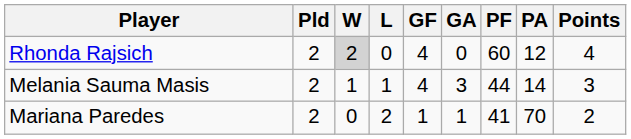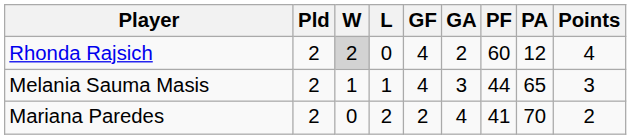(461, 52) 0 -> (461, 52) 2
(535, 85) 14 -> (535, 85) 65
(423, 117) 1 -> (423, 117) 2
(461, 117) 1 -> (461, 117) 4
